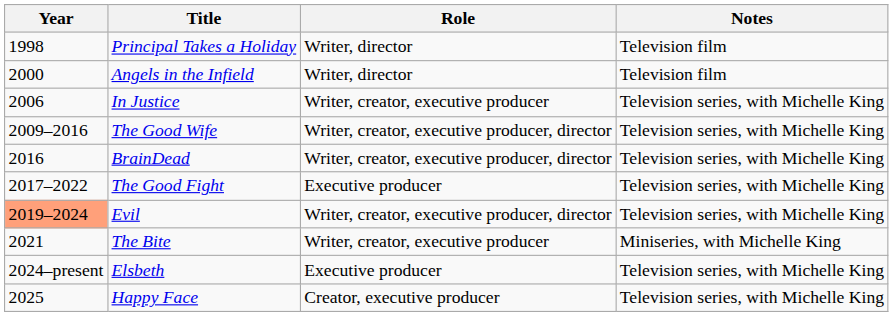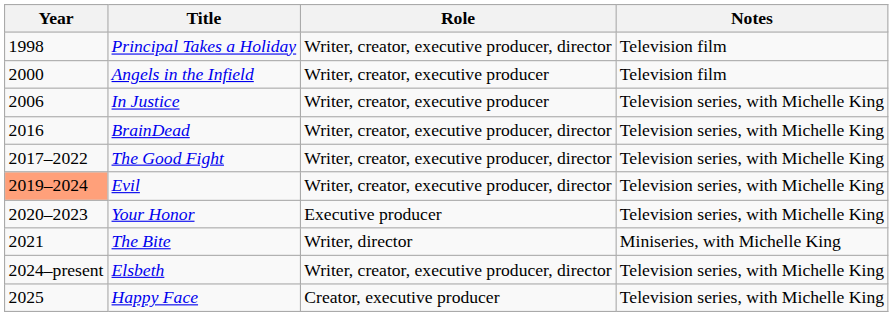(358, 46) Writer, director -> (458, 46) Writer, creator, executive producer, director
(358, 74) Writer, director -> (427, 74) Writer, creator, executive producer
- row: (164, 130)
(373, 185) Executive producer -> (458, 158) Writer, creator, executive producer, director
+ row: (153, 213)
(427, 241) Writer, creator, executive producer -> (358, 241) Writer, director
(373, 269) Executive producer -> (458, 269) Writer, creator, executive producer, director
